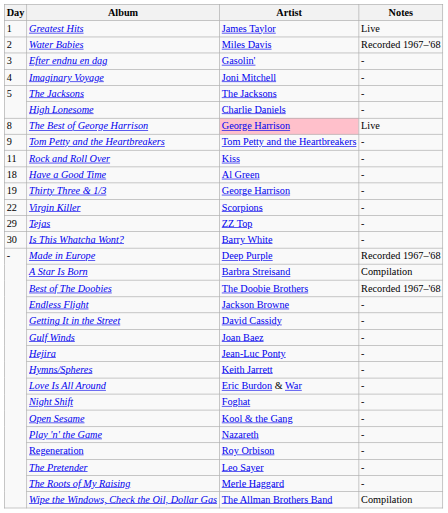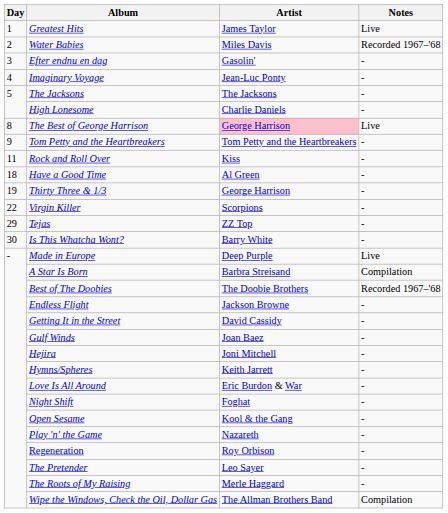(249, 77) Joni Mitchell -> (254, 77) Jean-Luc Ponty
(401, 256) Recorded 1967–'68 -> (370, 256) Live
(254, 353) Jean-Luc Ponty -> (249, 353) Joni Mitchell
